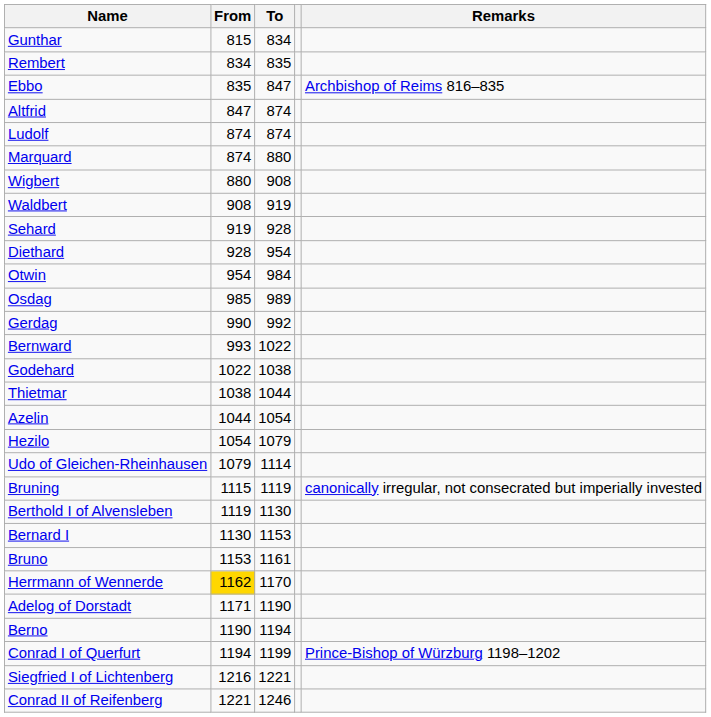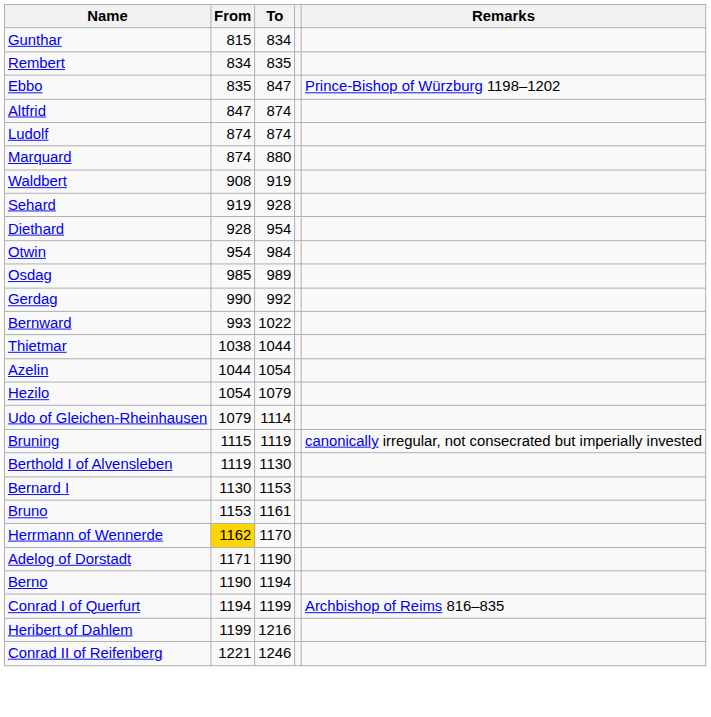(405, 87) Archbishop of Reims 816–835 -> (433, 87) Prince-Bishop of Würzburg 1198–1202
- row: (34, 181)
- row: (41, 370)
(433, 653) Prince-Bishop of Würzburg 1198–1202 -> (405, 606) Archbishop of Reims 816–835
+ row: (70, 629)
- row: (91, 677)
